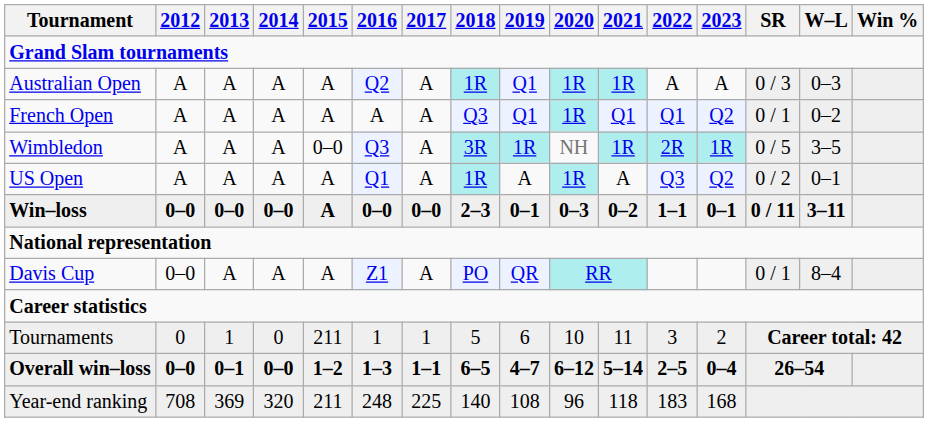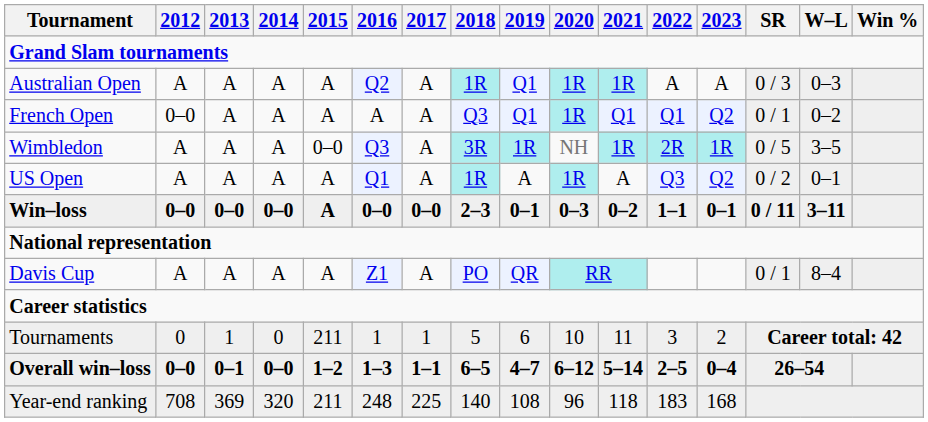(180, 115) A -> (180, 115) 0–0
(180, 274) 0–0 -> (180, 274) A
